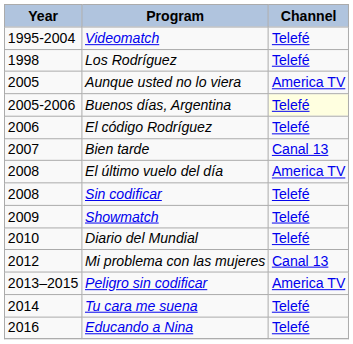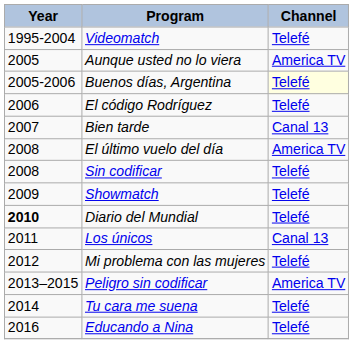- row: (131, 61)
(23, 239) normal -> (23, 217) bold
+ row: (119, 239)
(300, 261) Canal 13 -> (291, 261) Telefé
